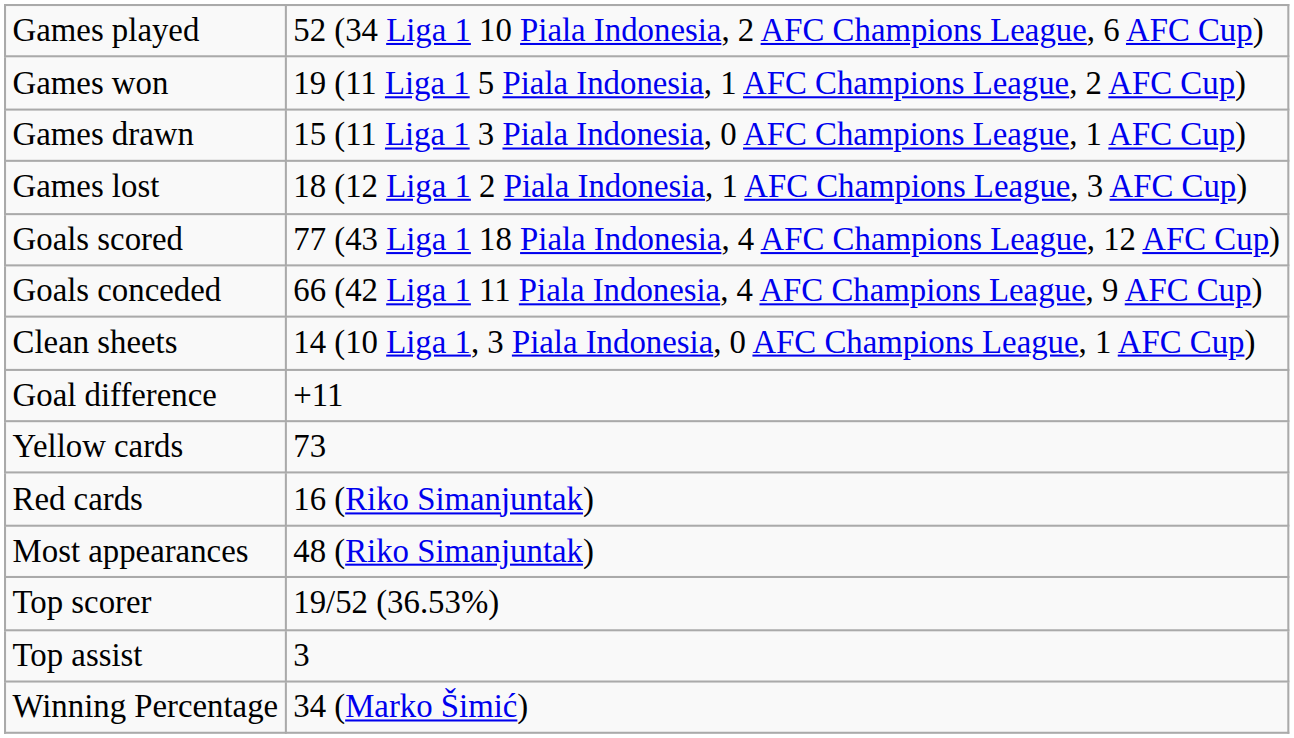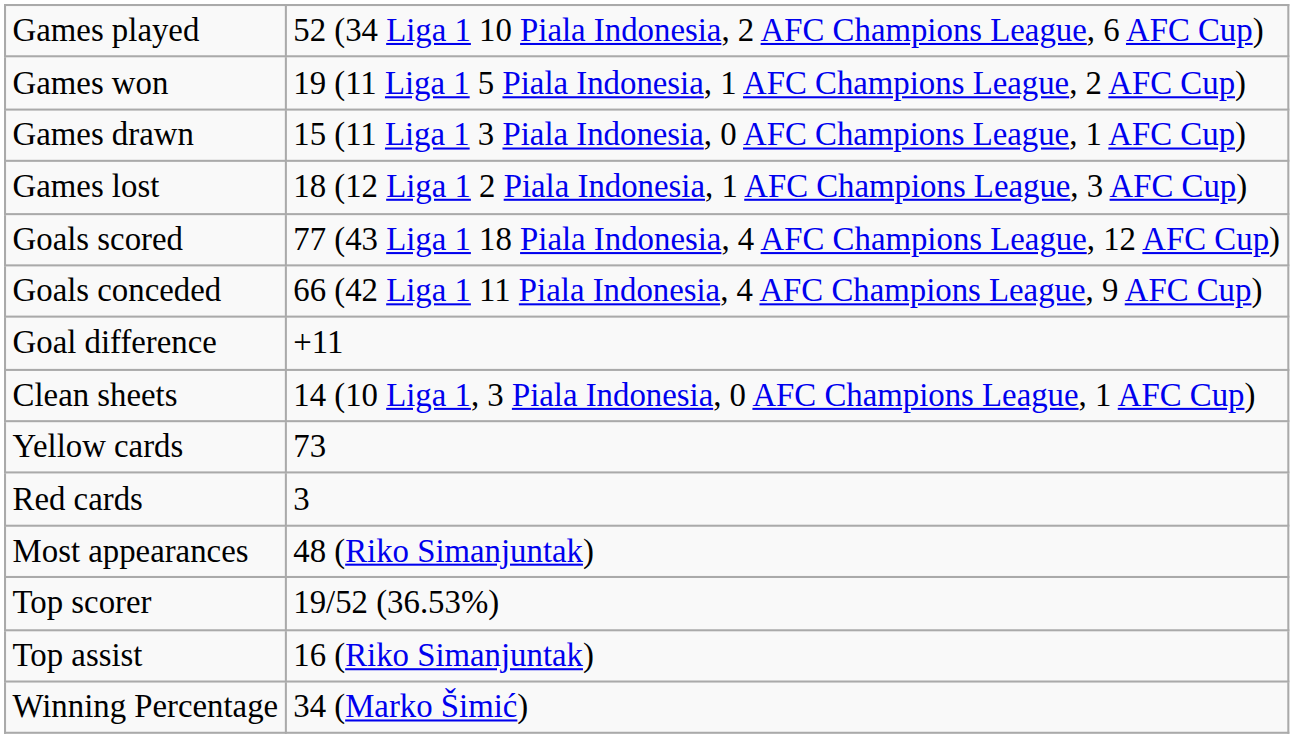rows swapped: (115, 394) <-> (95, 342)
(444, 498) 16 (Riko Simanjuntak) -> (301, 498) 3
(301, 654) 3 -> (444, 654) 16 (Riko Simanjuntak)
